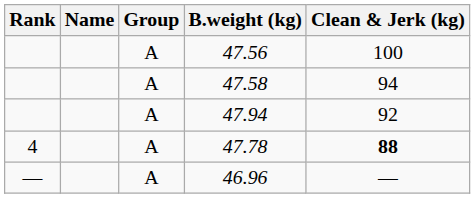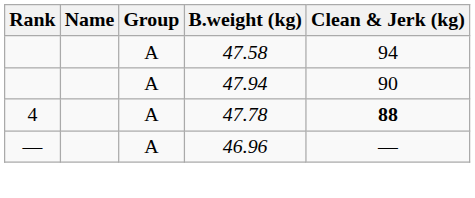- row: (245, 51)
(388, 114) 92 -> (388, 83) 90
